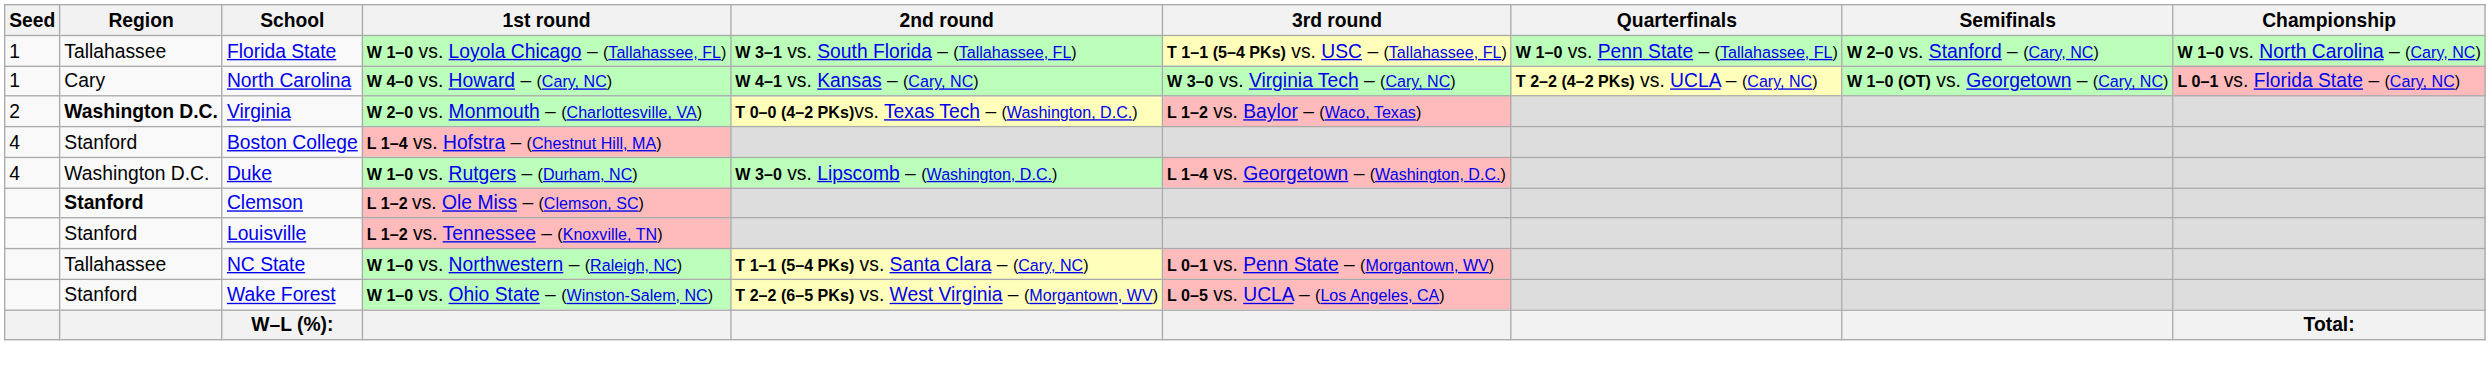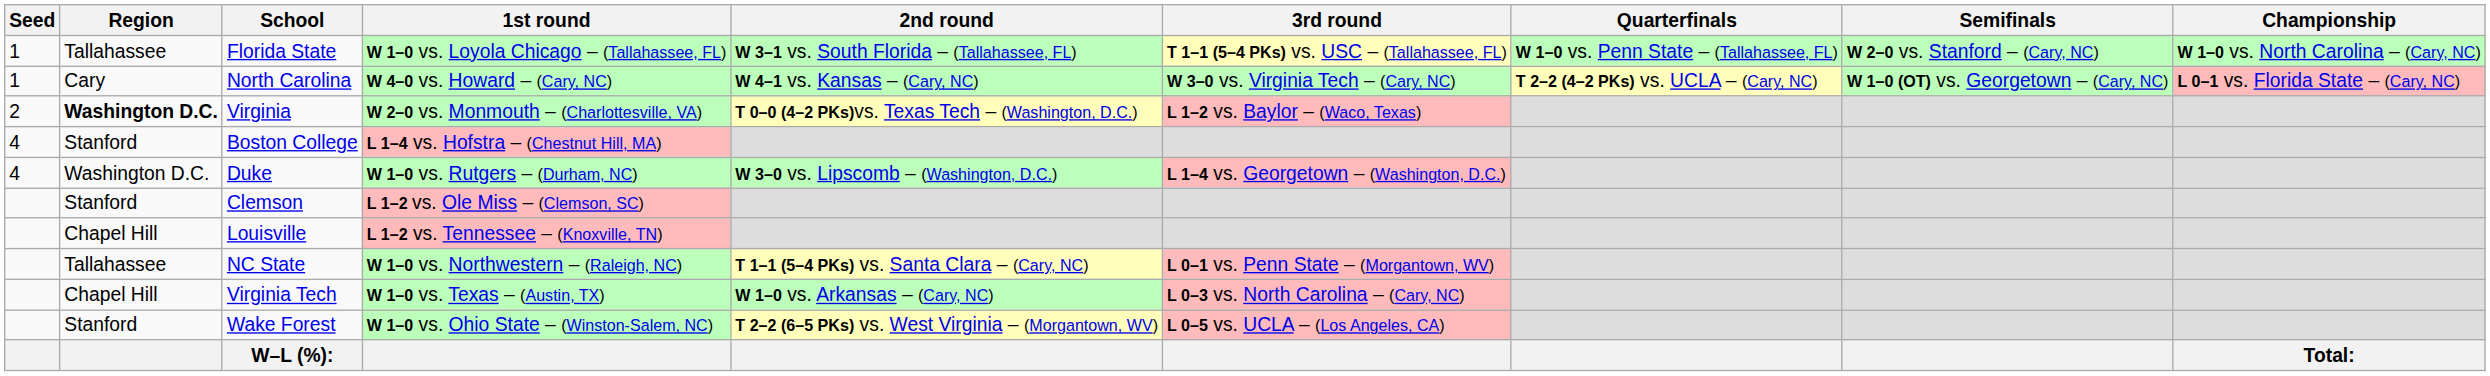(104, 203) bold -> (101, 203) normal
(101, 234) Stanford -> (111, 234) Chapel Hill
+ row: (282, 295)
